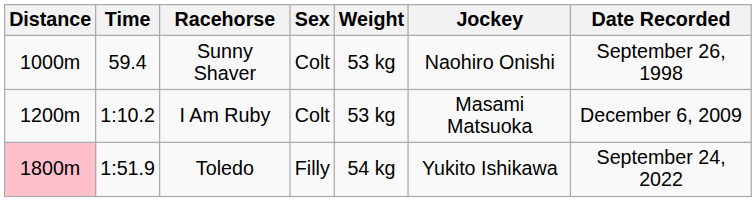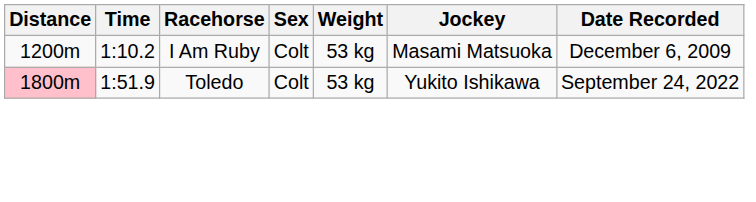- row: (225, 62)
(312, 169) Filly -> (291, 82) Colt
(371, 169) 54 kg -> (350, 82) 53 kg
